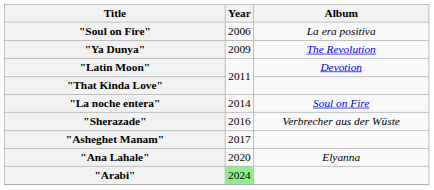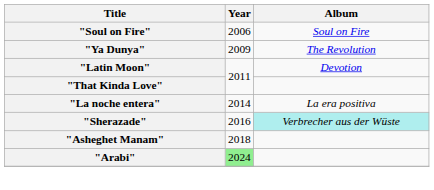(341, 31) La era positiva -> (341, 31) Soul on Fire
(341, 103) Soul on Fire -> (341, 103) La era positiva
(341, 121) no background -> (341, 121) paleturquoise background
(239, 139) 2017 -> (239, 139) 2018
- row: (115, 157)
